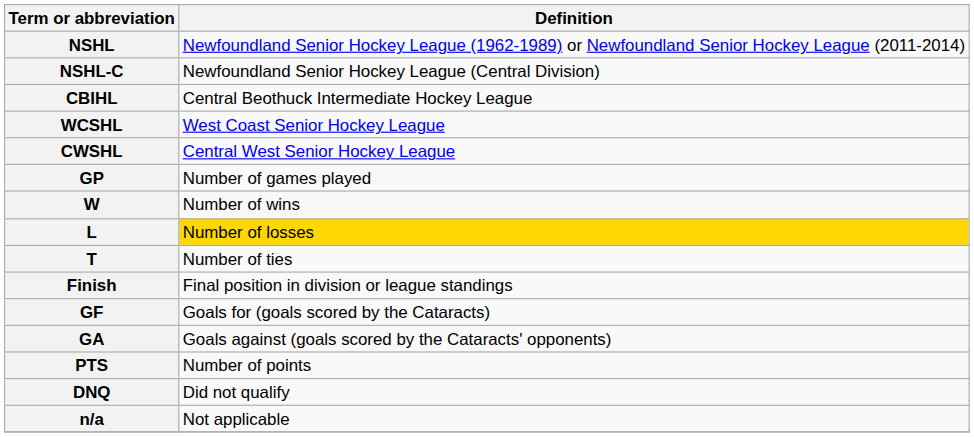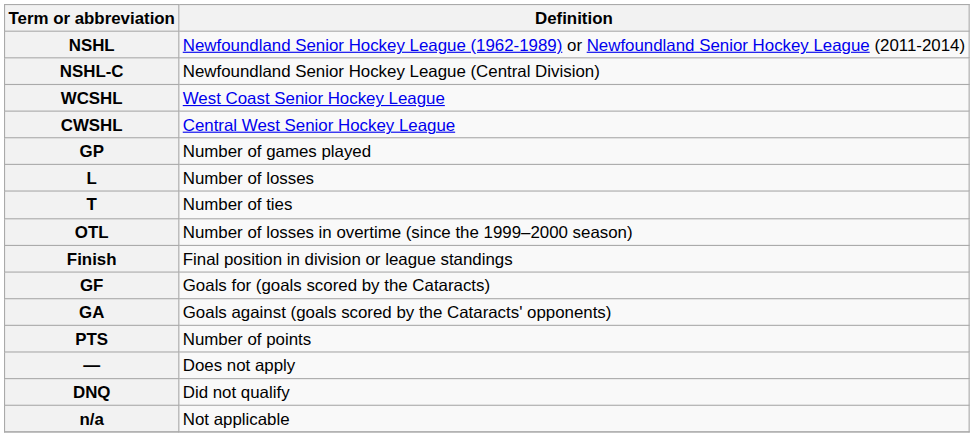- row: (92, 98)
- row: (92, 205)
(248, 232) gold background -> (248, 178) no background
+ row: (92, 232)
+ row: (92, 365)
